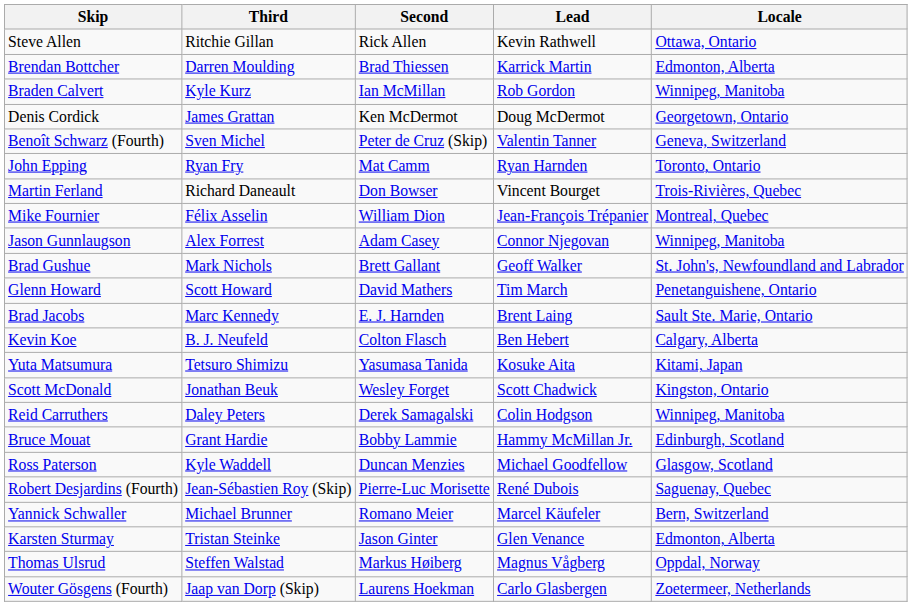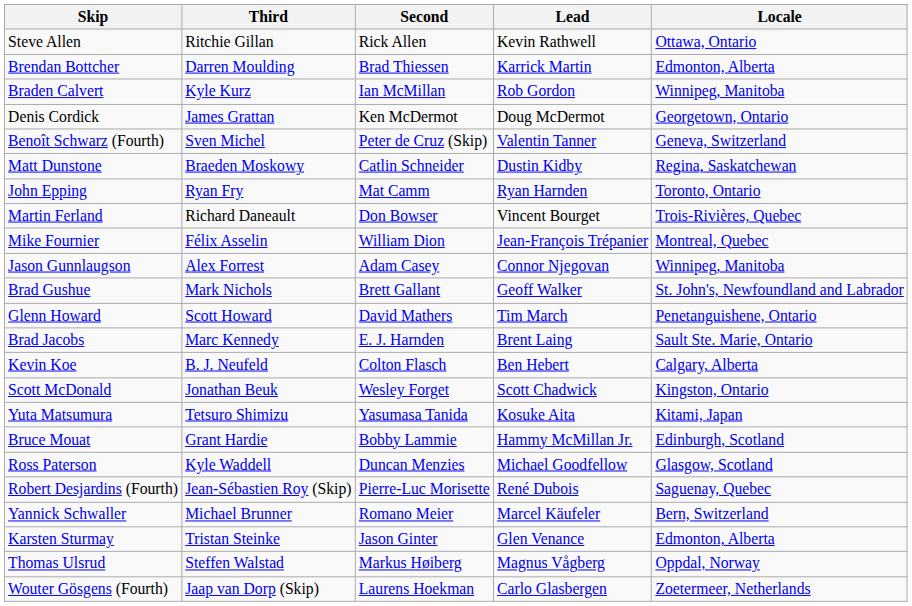+ row: (55, 166)
rows swapped: (60, 365) <-> (60, 389)
- row: (58, 414)
